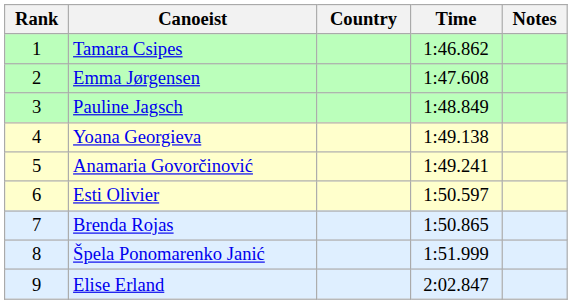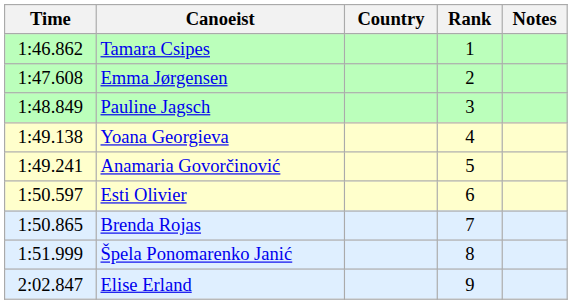columns swapped: (37, 19) <-> (456, 19)
